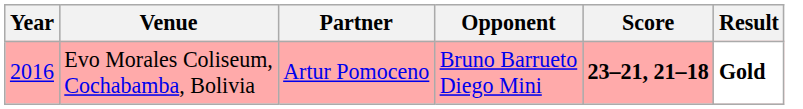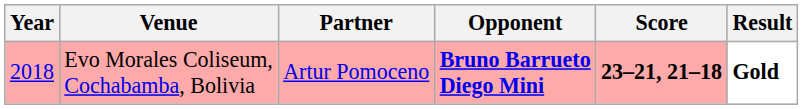(32, 72) 2016 -> (32, 72) 2018
(508, 72) normal -> (515, 72) bold
